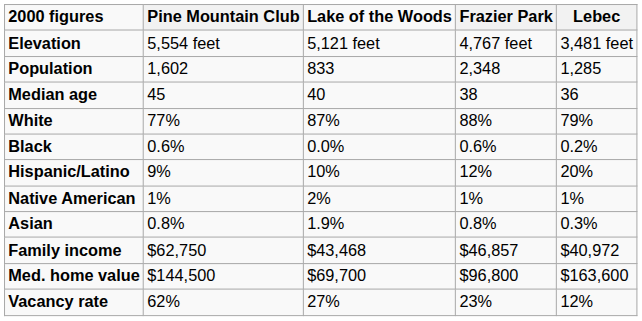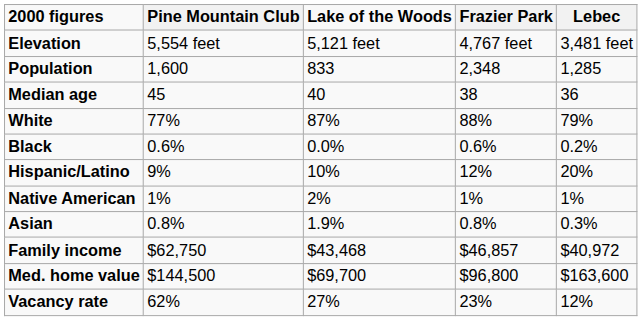(168, 69) 1,602 -> (168, 69) 1,600
